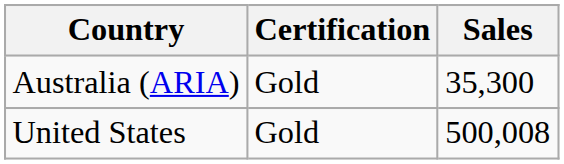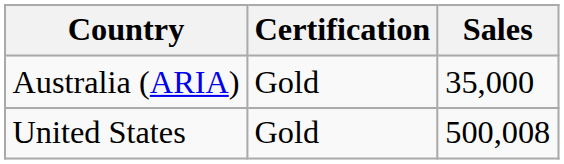(490, 81) 35,300 -> (490, 81) 35,000
